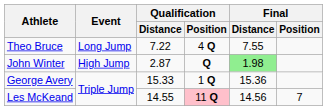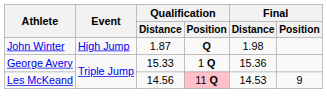- row: (35, 46)
(160, 64) 2.87 -> (160, 46) 1.87
(253, 64) lightgreen background -> (253, 46) no background
(160, 98) 14.55 -> (160, 81) 14.56
(253, 98) 14.56 -> (253, 81) 14.53
(299, 98) 7 -> (299, 81) 9
